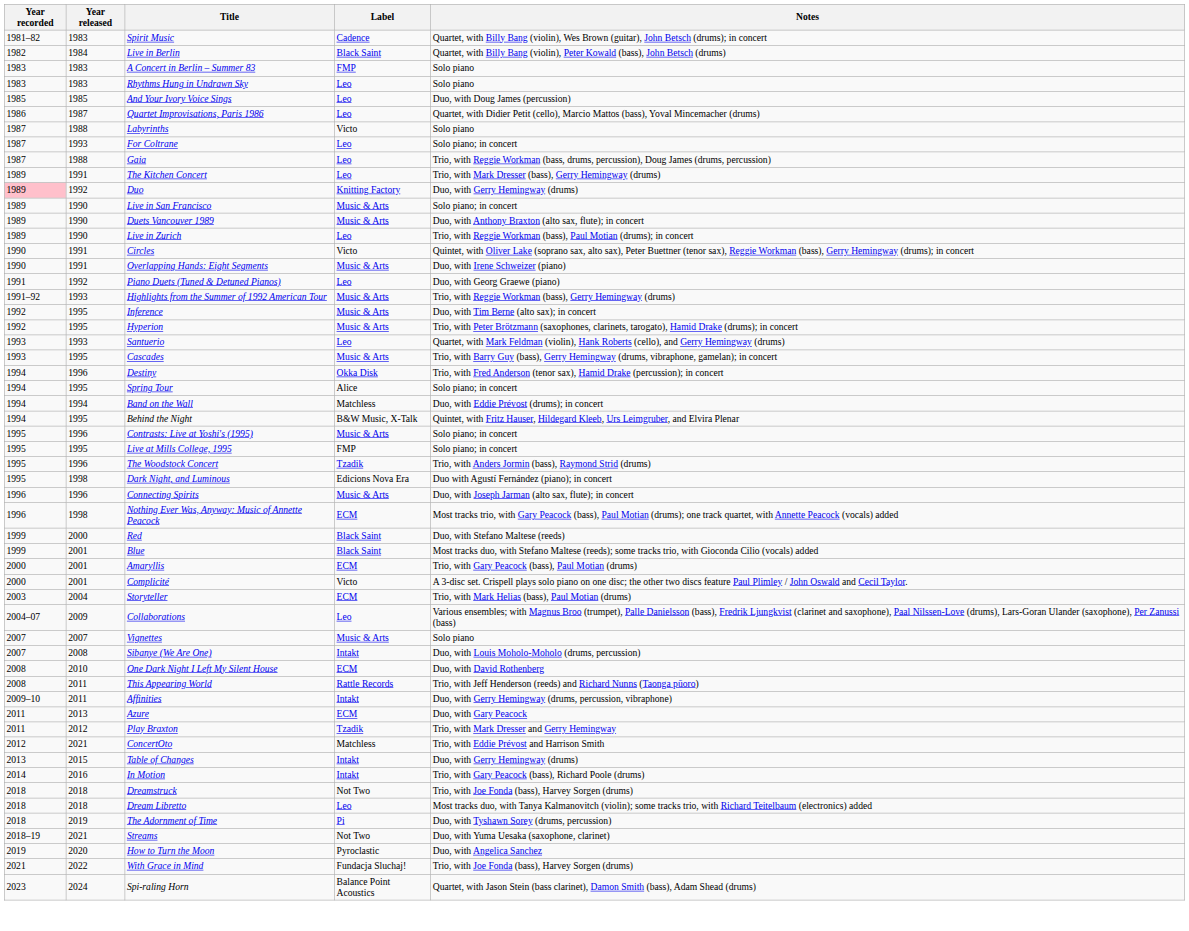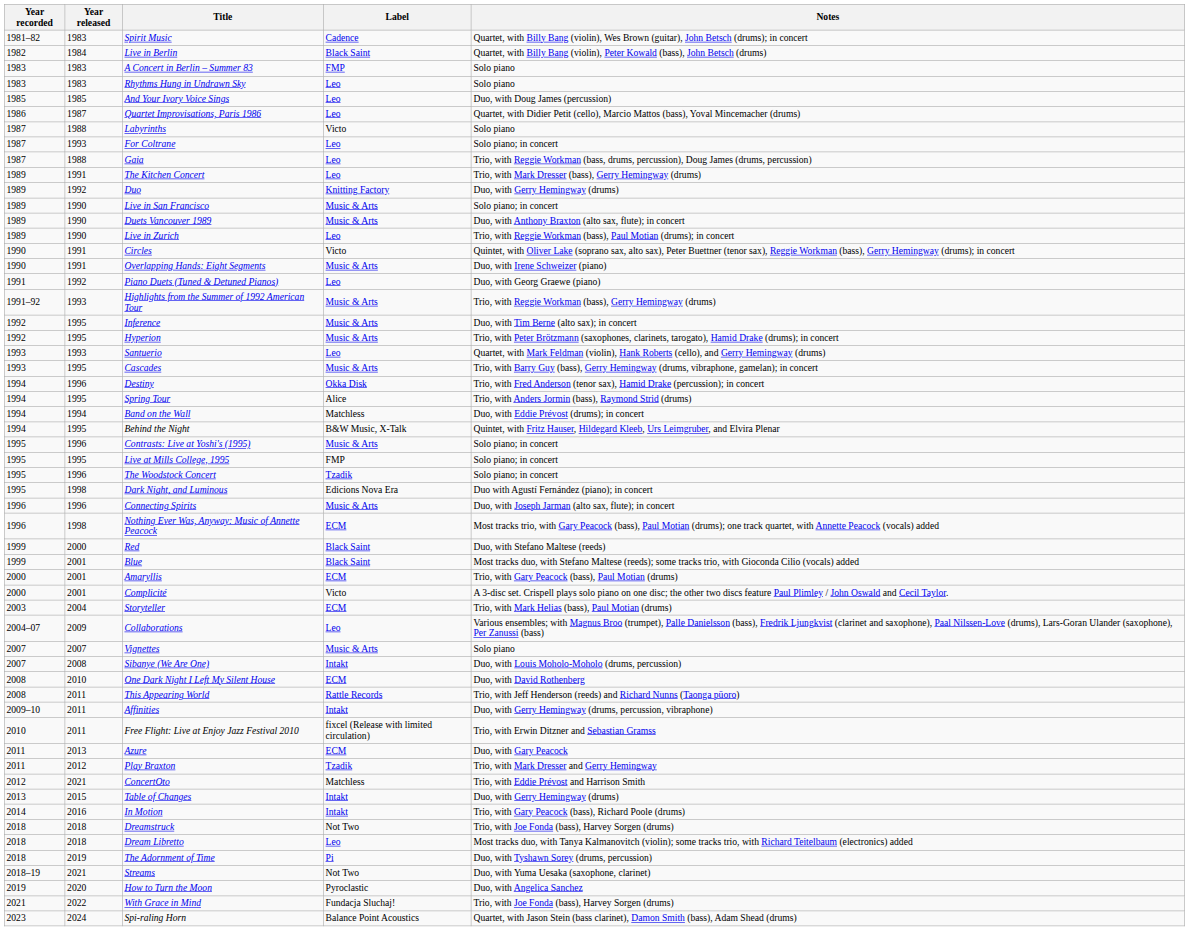(16, 190) pink background -> (16, 190) no background
(475, 388) Solo piano; in concert -> (582, 399) Trio, with Anders Jormin (bass), Raymond Strid (drums)
(542, 464) Trio, with Anders Jormin (bass), Raymond Strid (drums) -> (516, 475) Solo piano; in concert
+ row: (212, 730)
